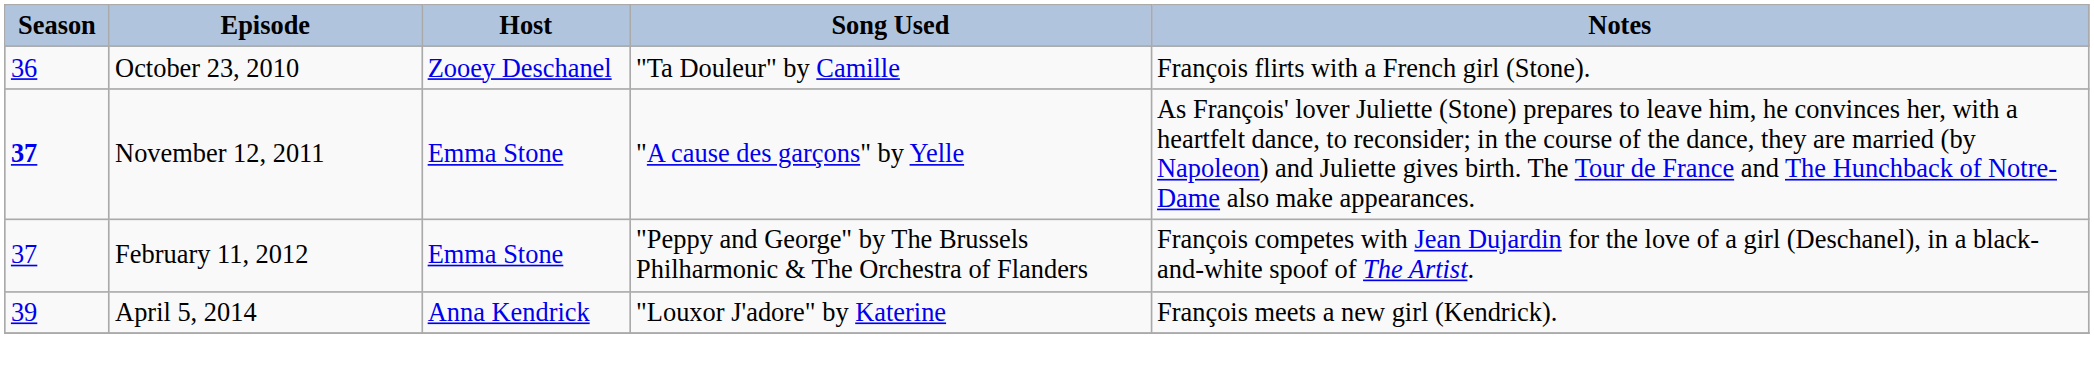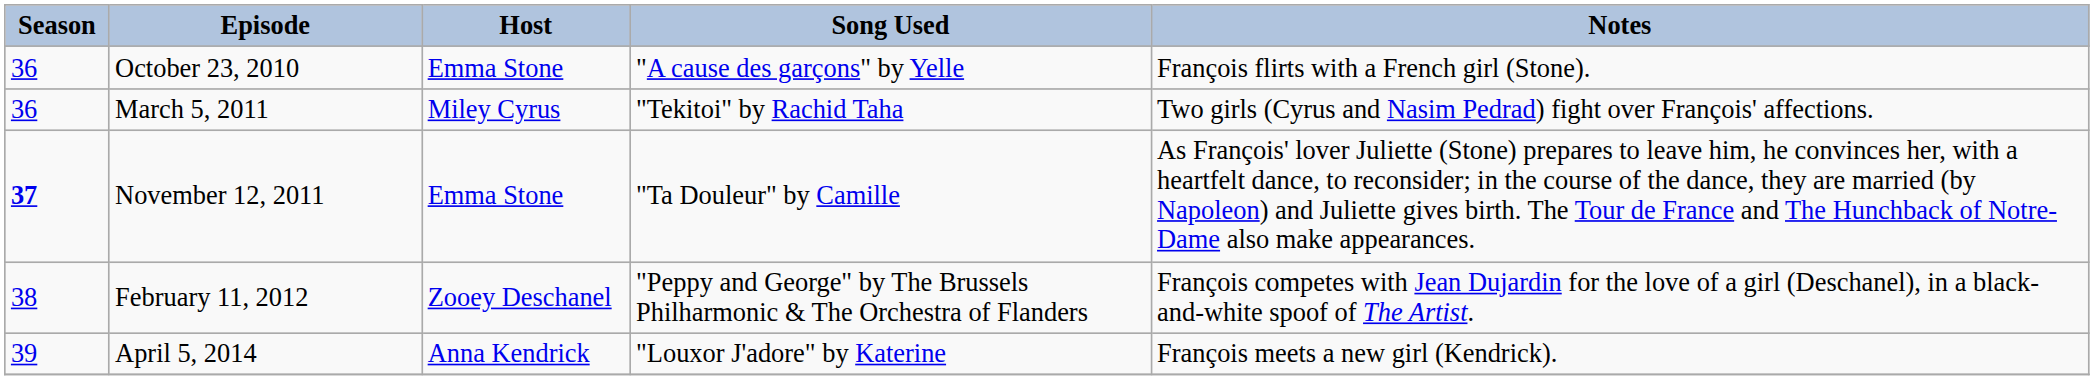(520, 67) Zooey Deschanel -> (495, 67) Emma Stone
(768, 67) "Ta Douleur" by Camille -> (800, 67) "A cause des garçons" by Yelle
+ row: (192, 109)
(800, 153) "A cause des garçons" by Yelle -> (768, 195) "Ta Douleur" by Camille
(24, 254) 37 -> (24, 296) 38
(495, 254) Emma Stone -> (520, 296) Zooey Deschanel
